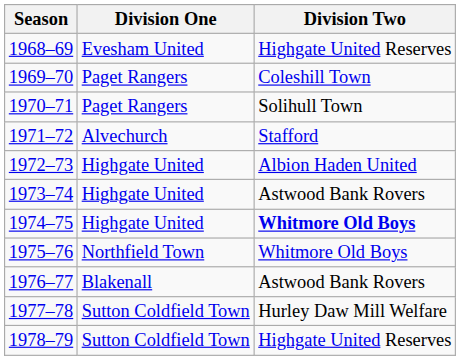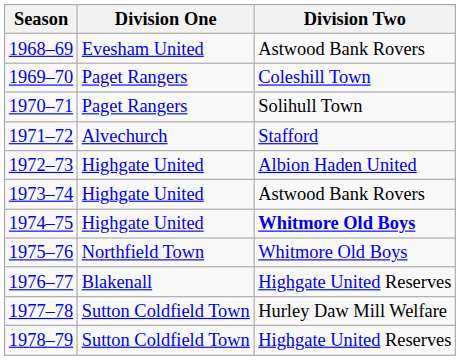(355, 48) Highgate United Reserves -> (342, 48) Astwood Bank Rovers
(342, 281) Astwood Bank Rovers -> (355, 281) Highgate United Reserves
